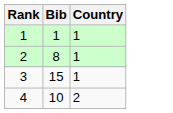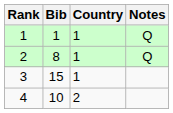+ column: (147, 14)
